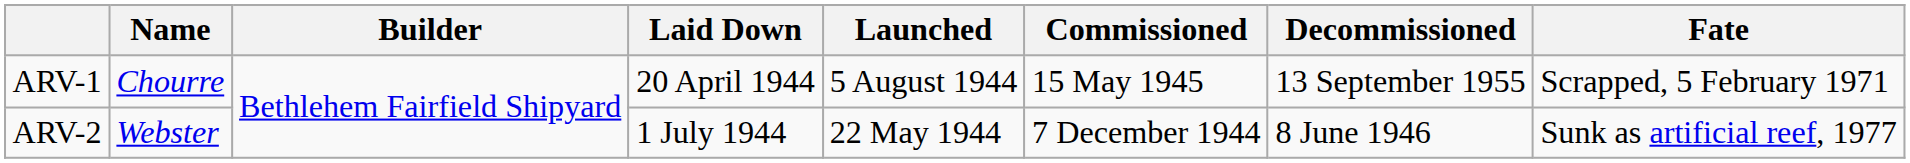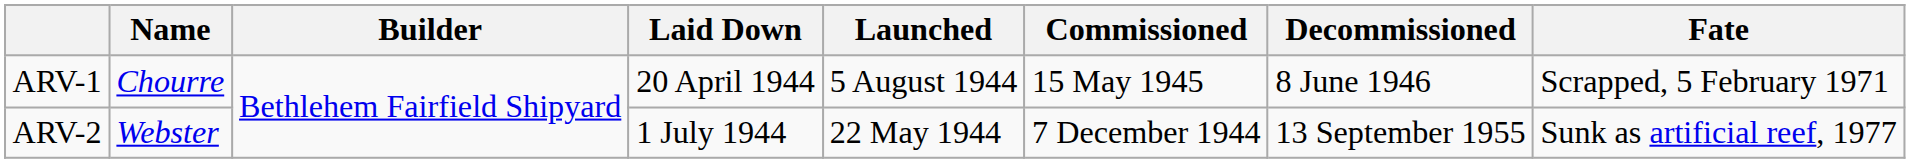(1401, 81) 13 September 1955 -> (1353, 81) 8 June 1946
(1353, 132) 8 June 1946 -> (1401, 132) 13 September 1955
